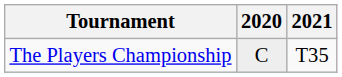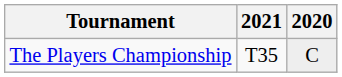columns swapped: (262, 21) <-> (312, 21)
